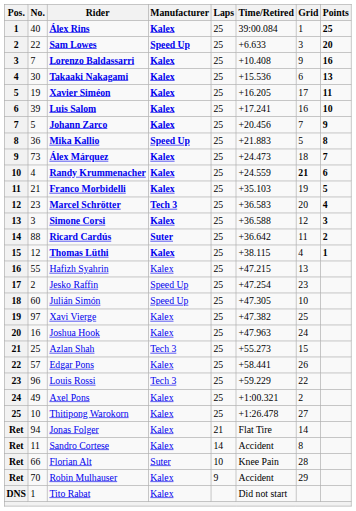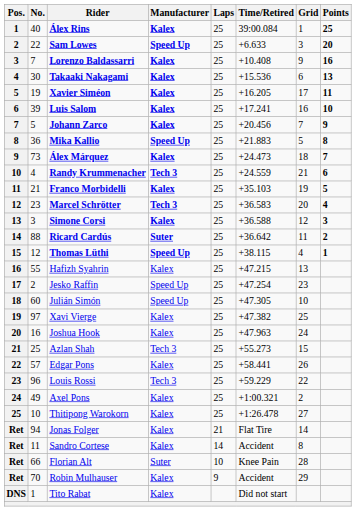(162, 173) Kalex -> (164, 173) Tech 3
(303, 173) bold -> (303, 173) normal
(162, 253) Kalex -> (170, 253) Speed Up
